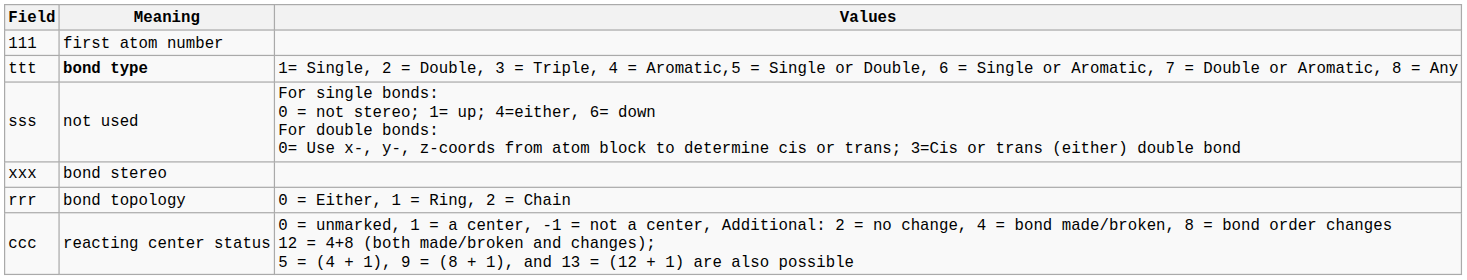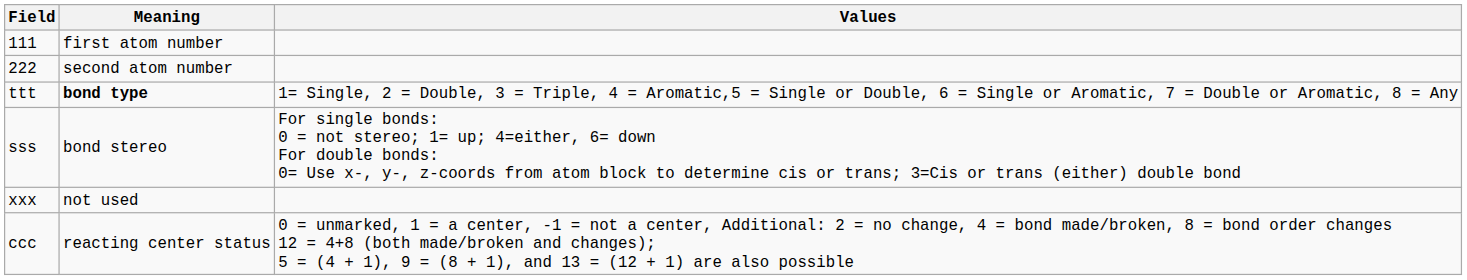+ row: (23, 69)
(101, 122) not used -> (115, 147) bond stereo
(115, 174) bond stereo -> (101, 200) not used
- row: (23, 200)
